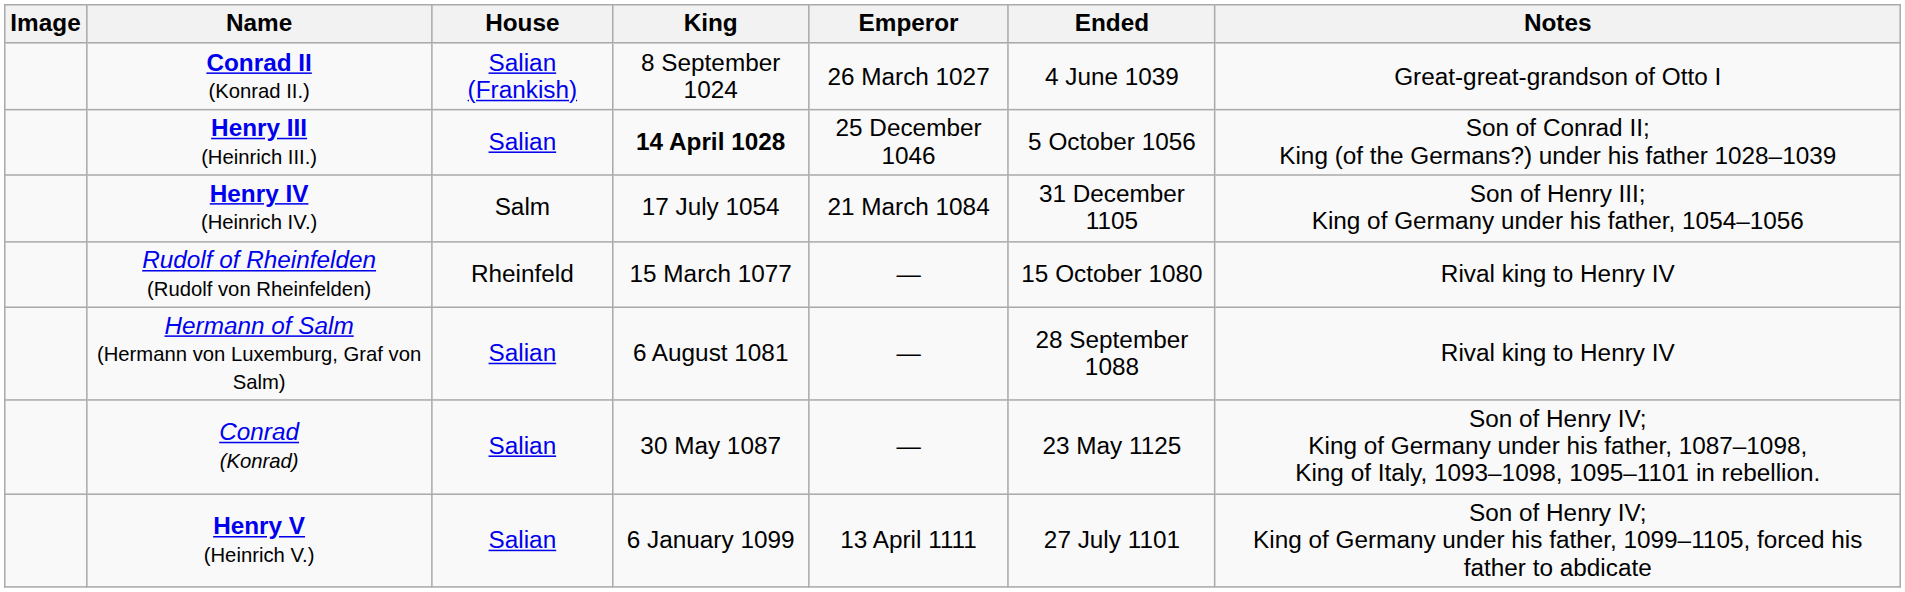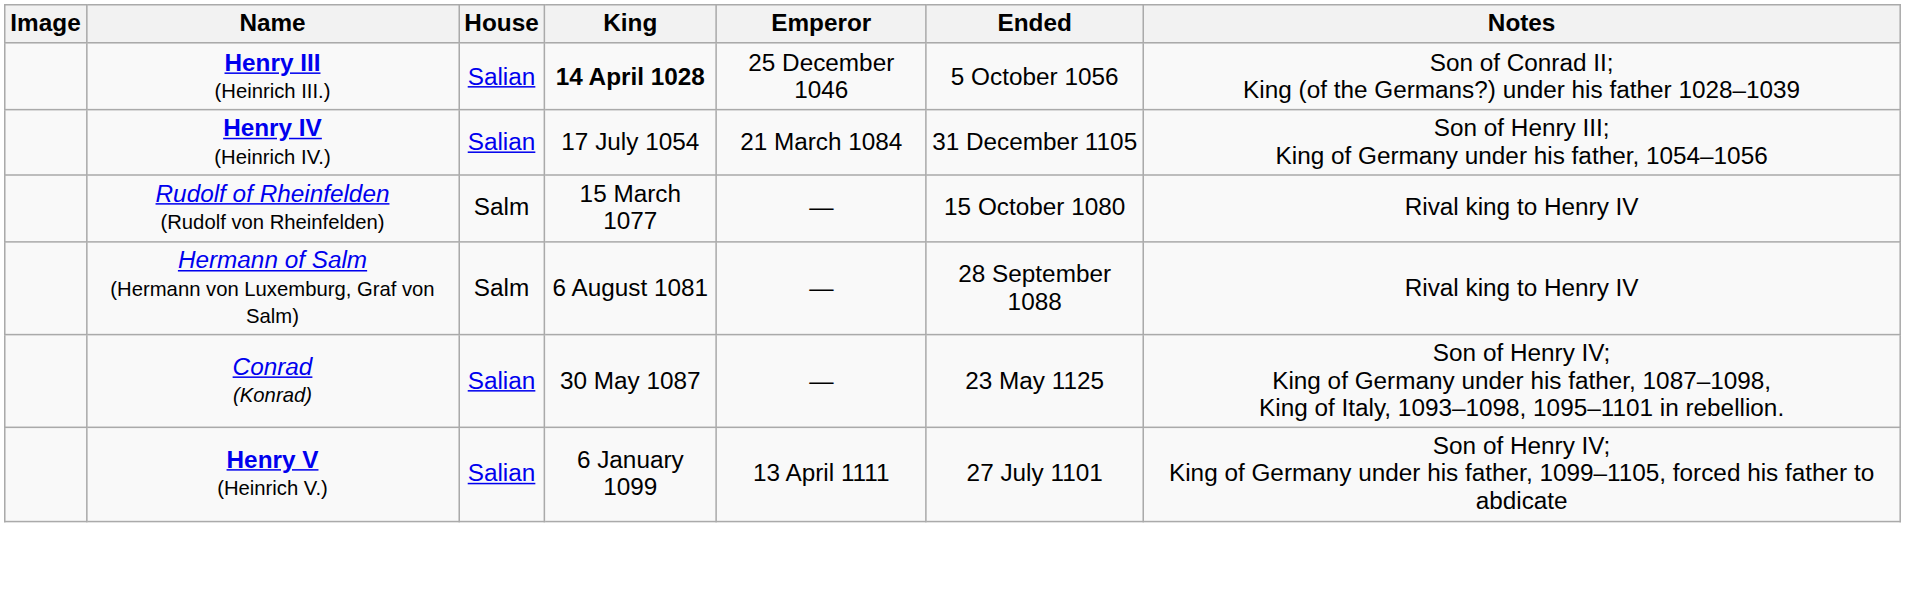- row: (259, 76)
(522, 207) Salm -> (502, 141) Salian
(522, 273) Rheinfeld -> (502, 207) Salm
(522, 353) Salian -> (502, 287) Salm
